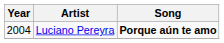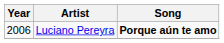(19, 30) 2004 -> (19, 30) 2006
